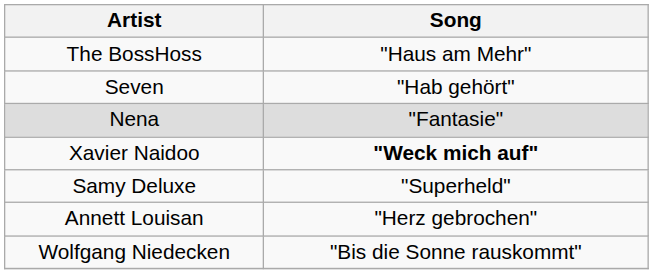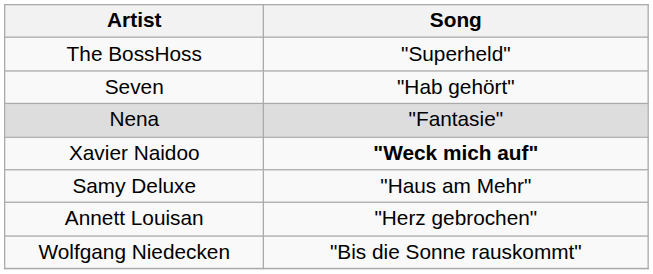(456, 53) "Haus am Mehr" -> (456, 53) "Superheld"
(456, 185) "Superheld" -> (456, 185) "Haus am Mehr"
